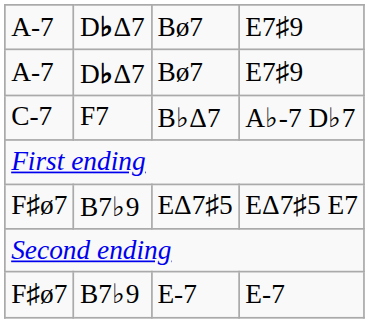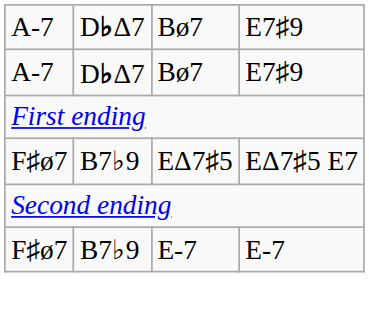- row: (189, 118)
